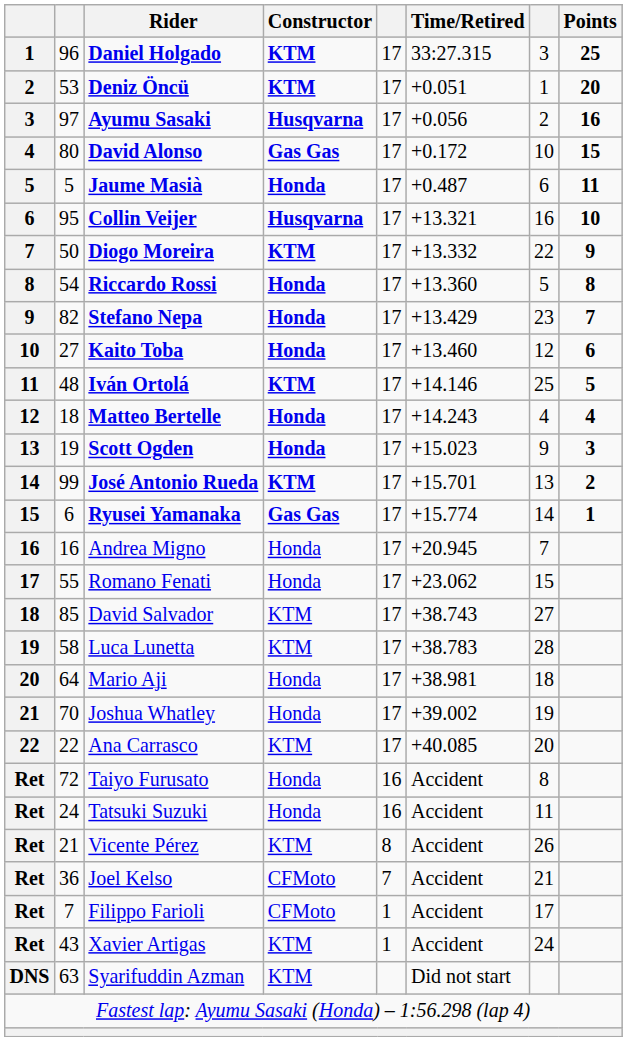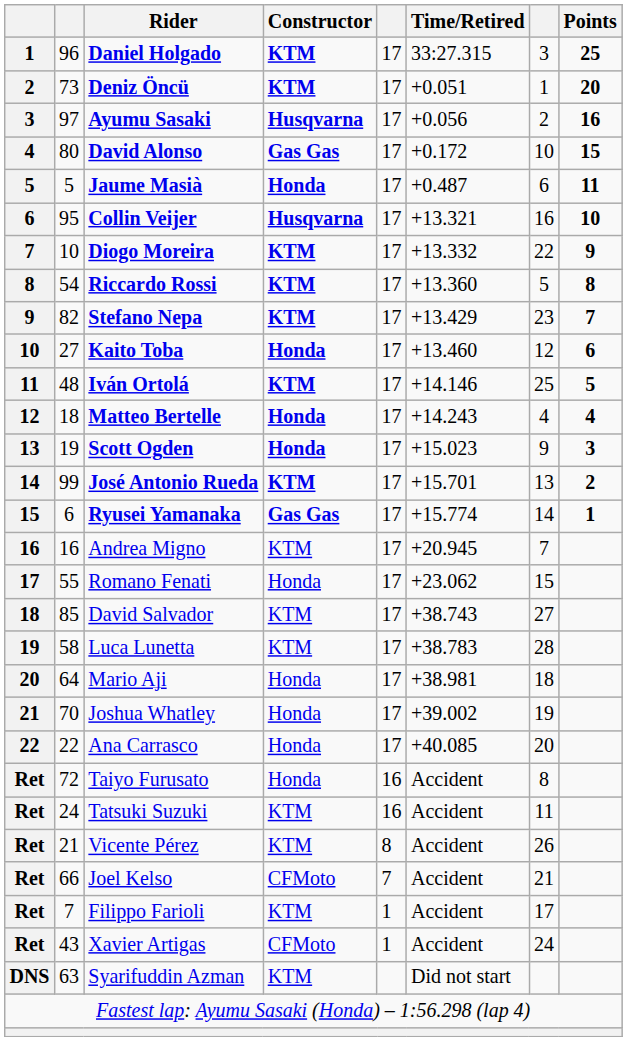(69, 86) 53 -> (69, 86) 73
(69, 251) 50 -> (69, 251) 10
(297, 284) Honda -> (292, 284) KTM
(297, 317) Honda -> (292, 317) KTM
(294, 548) Honda -> (290, 548) KTM
(290, 746) KTM -> (294, 746) Honda
(294, 812) Honda -> (290, 812) KTM
(69, 878) 36 -> (69, 878) 66
(302, 911) CFMoto -> (290, 911) KTM
(290, 944) KTM -> (302, 944) CFMoto
